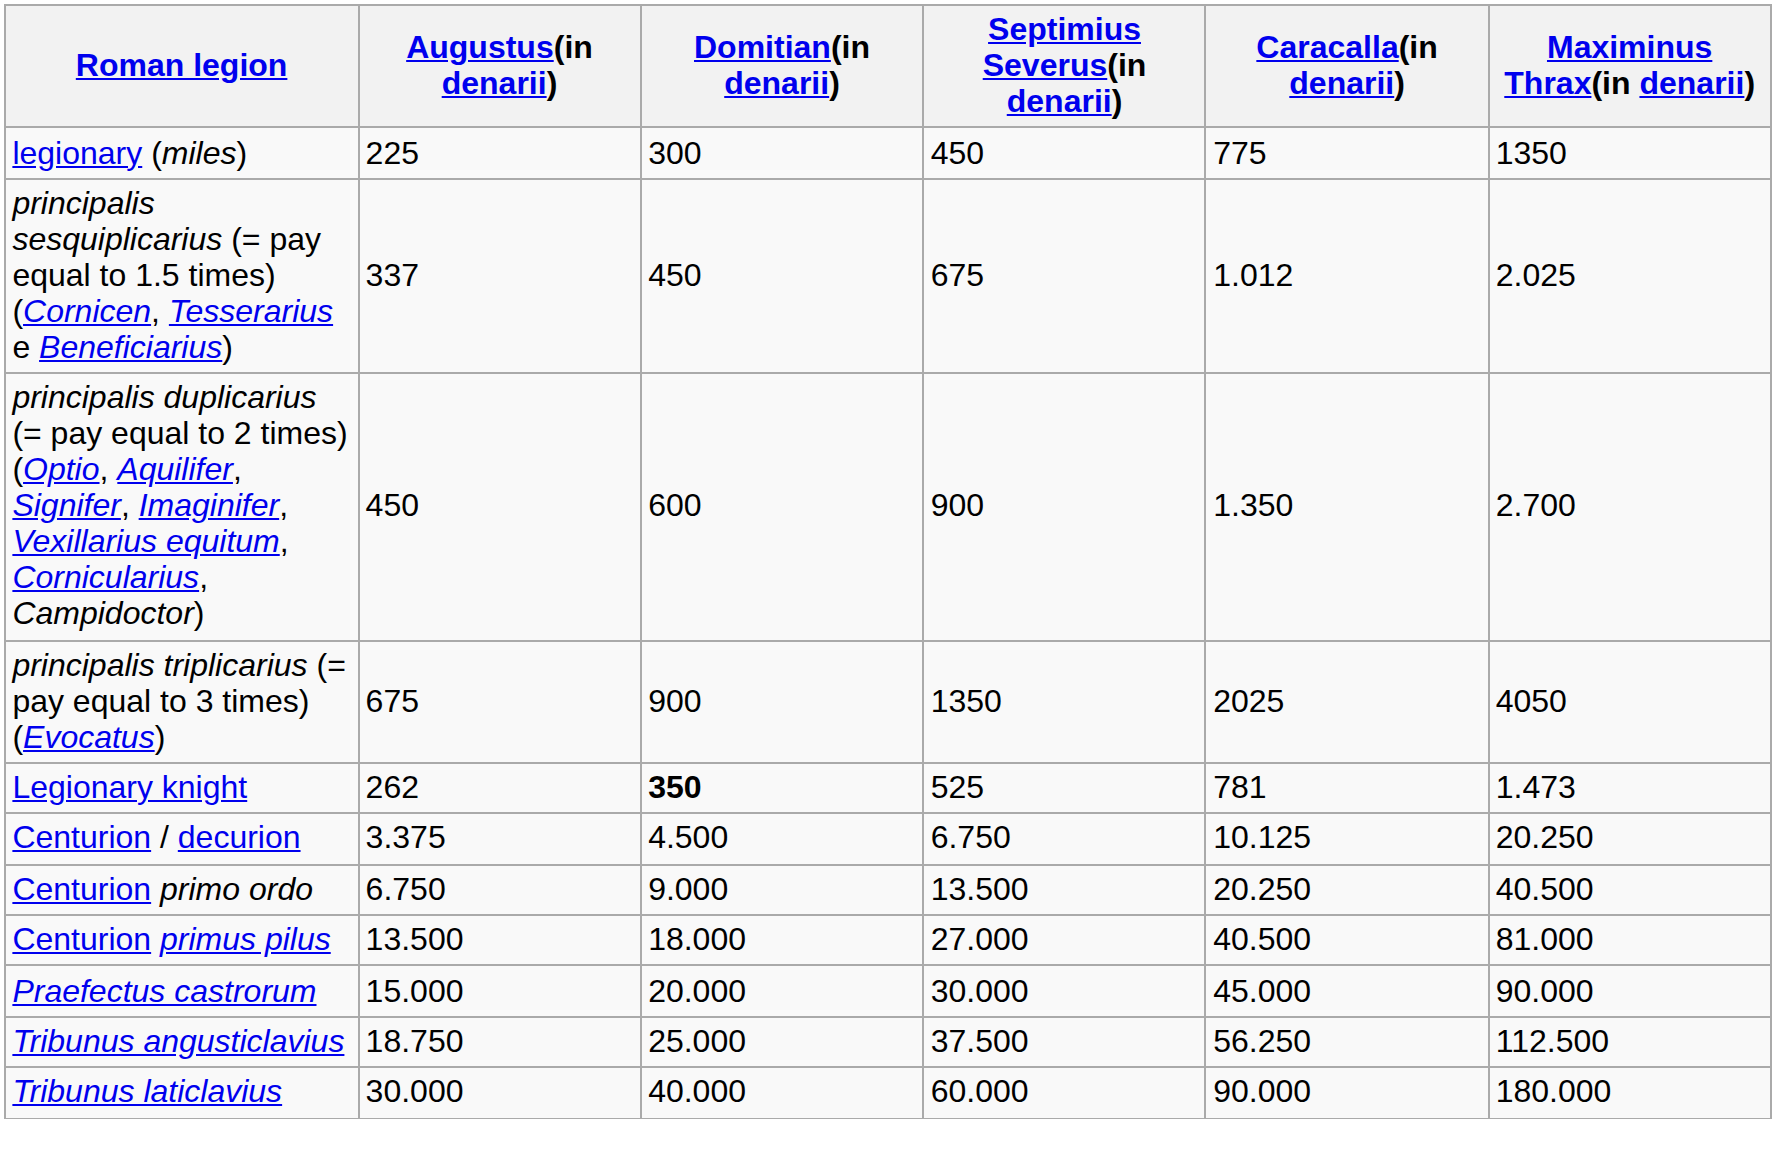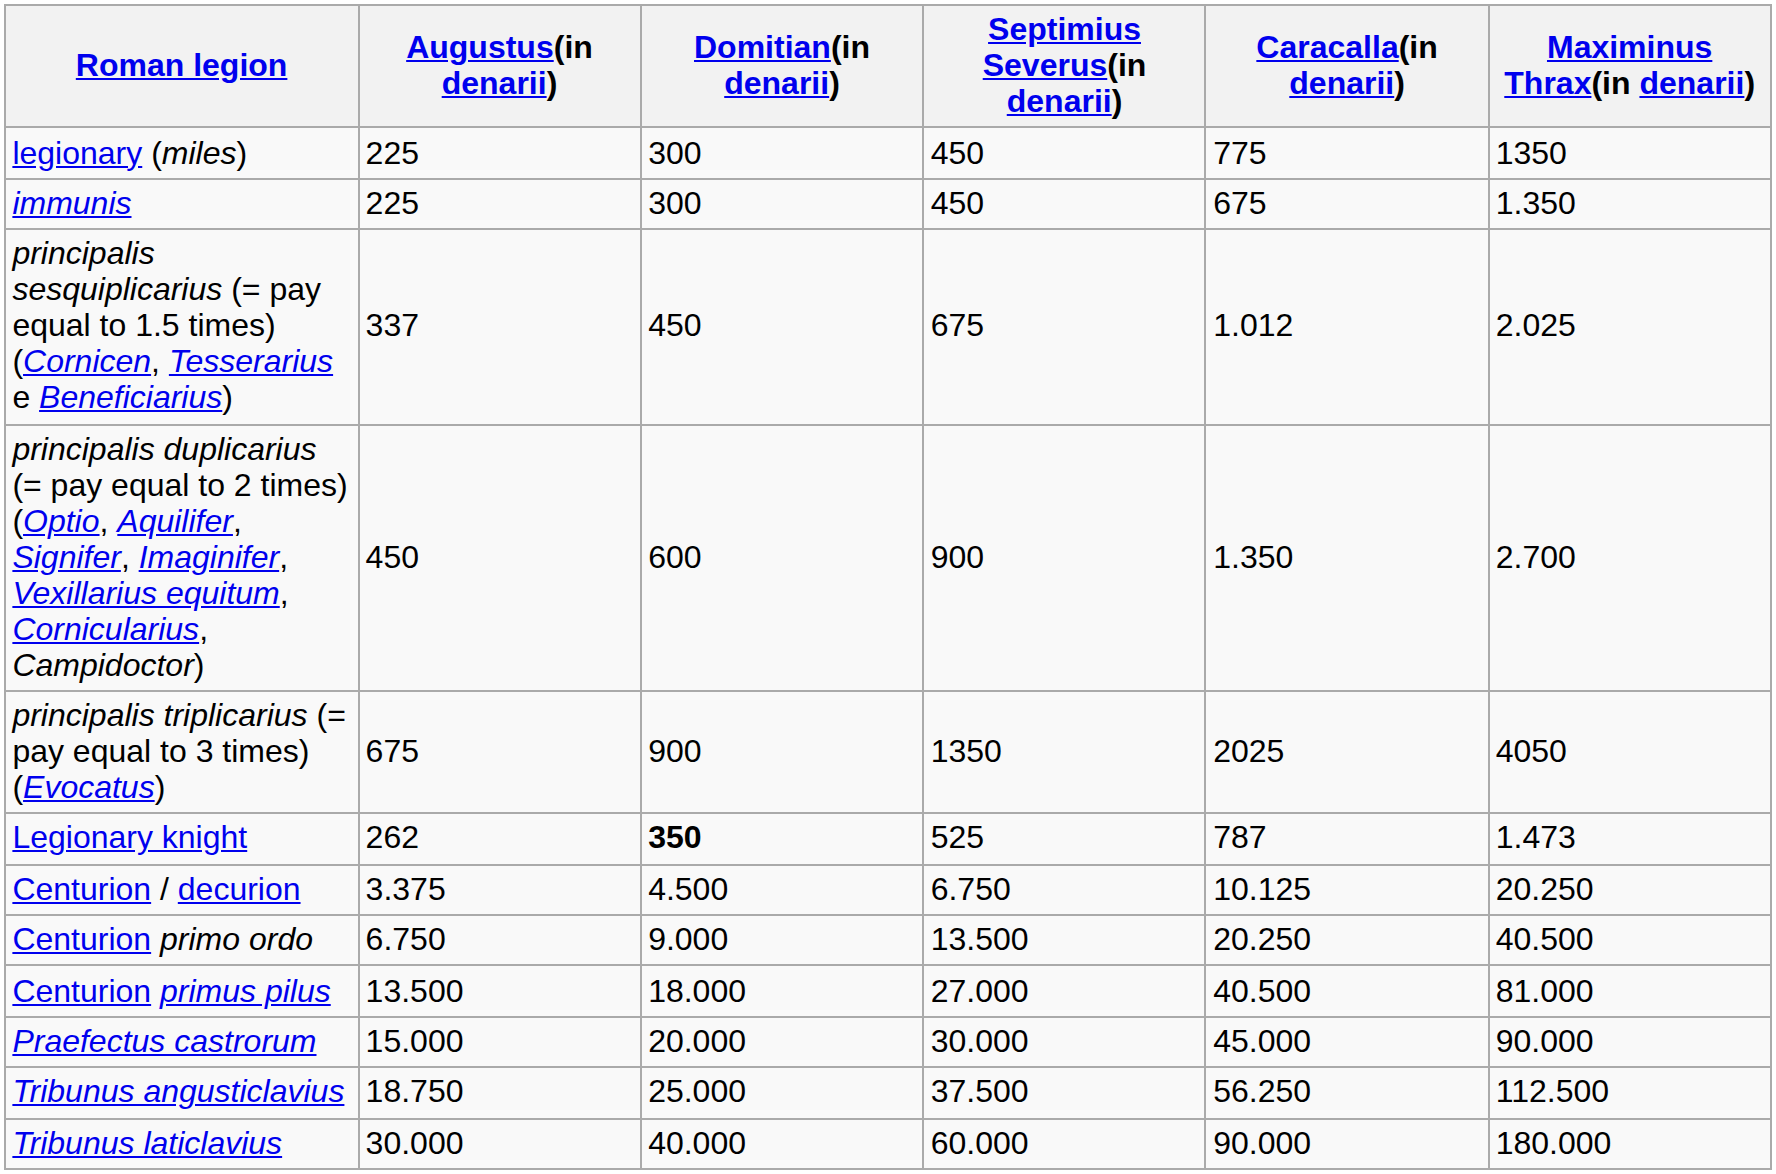+ row: (72, 203)
(1347, 788) 781 -> (1347, 839) 787
